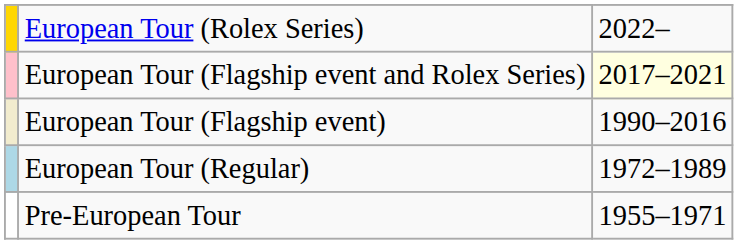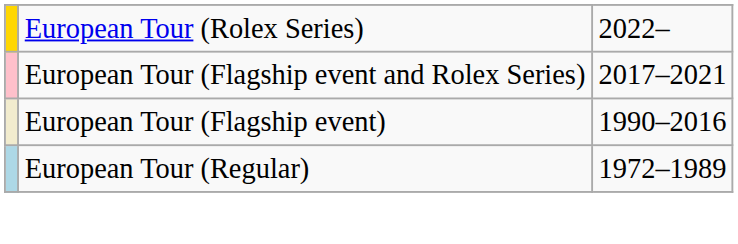(663, 74) lightyellow background -> (663, 74) no background
- row: (133, 215)
